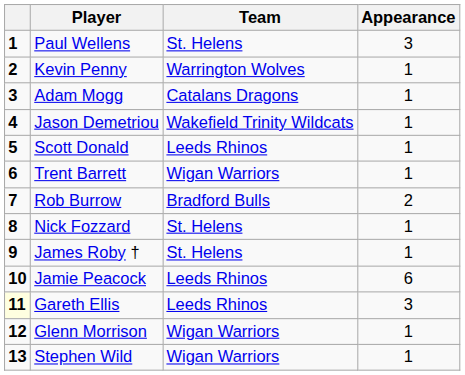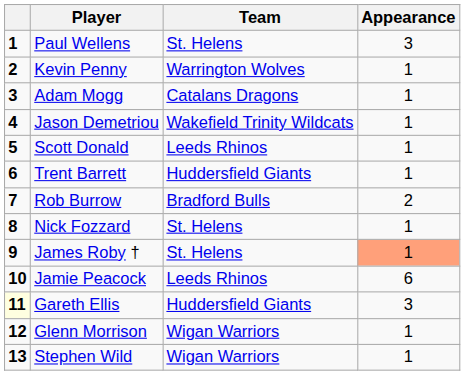(223, 174) Wigan Warriors -> (239, 174) Huddersfield Giants
(408, 252) no background -> (408, 252) lightsalmon background
(217, 305) Leeds Rhinos -> (239, 305) Huddersfield Giants
